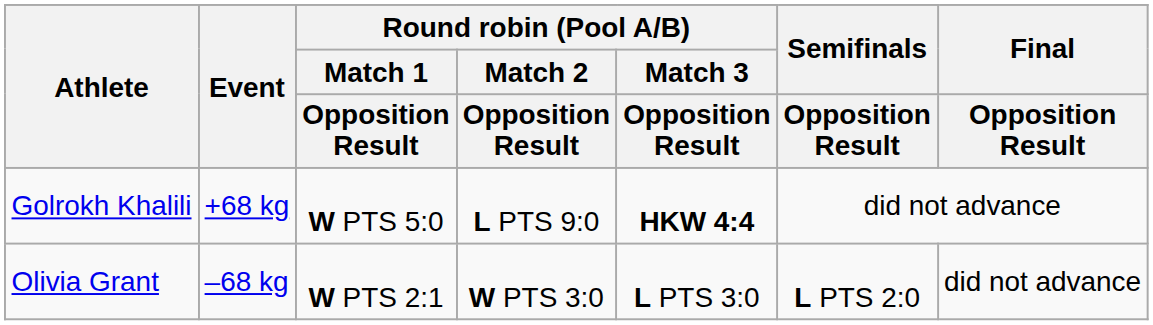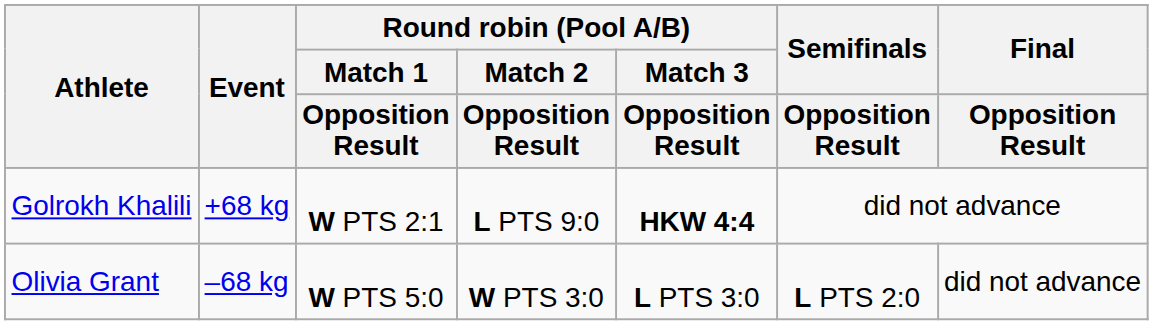(376, 222) W PTS 5:0 -> (376, 222) W PTS 2:1
(376, 297) W PTS 2:1 -> (376, 297) W PTS 5:0
